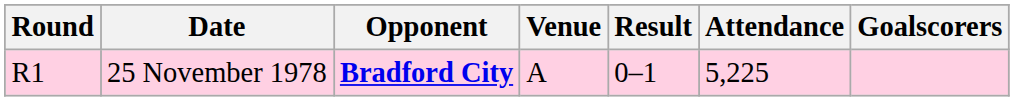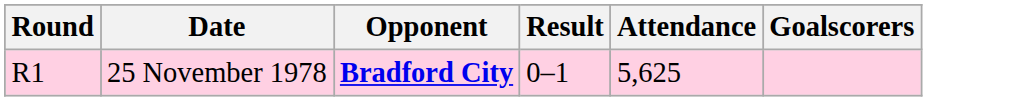- column: (564, 27)
(737, 72) 5,225 -> (649, 72) 5,625
